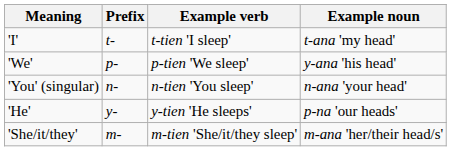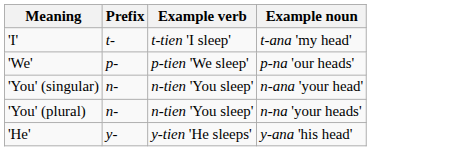(350, 63) y-ana 'his head' -> (307, 63) p-na 'our heads'
+ row: (47, 110)
(351, 110) p-na 'our heads' -> (306, 134) y-ana 'his head'
- row: (43, 134)
